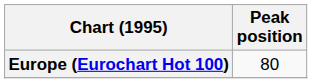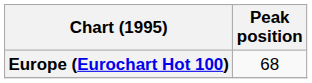(270, 63) 80 -> (270, 63) 68
